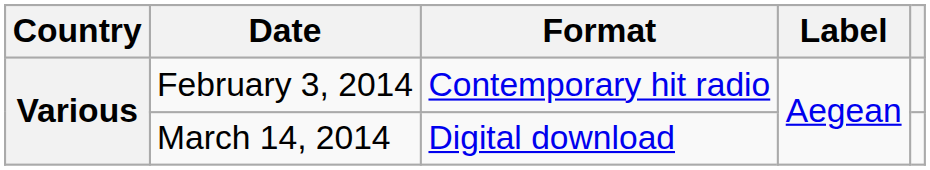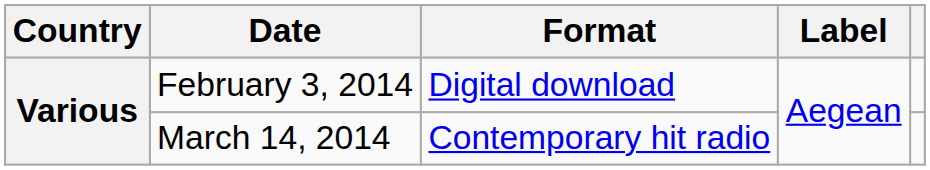(599, 84) Contemporary hit radio -> (552, 84) Digital download
(552, 137) Digital download -> (599, 137) Contemporary hit radio
